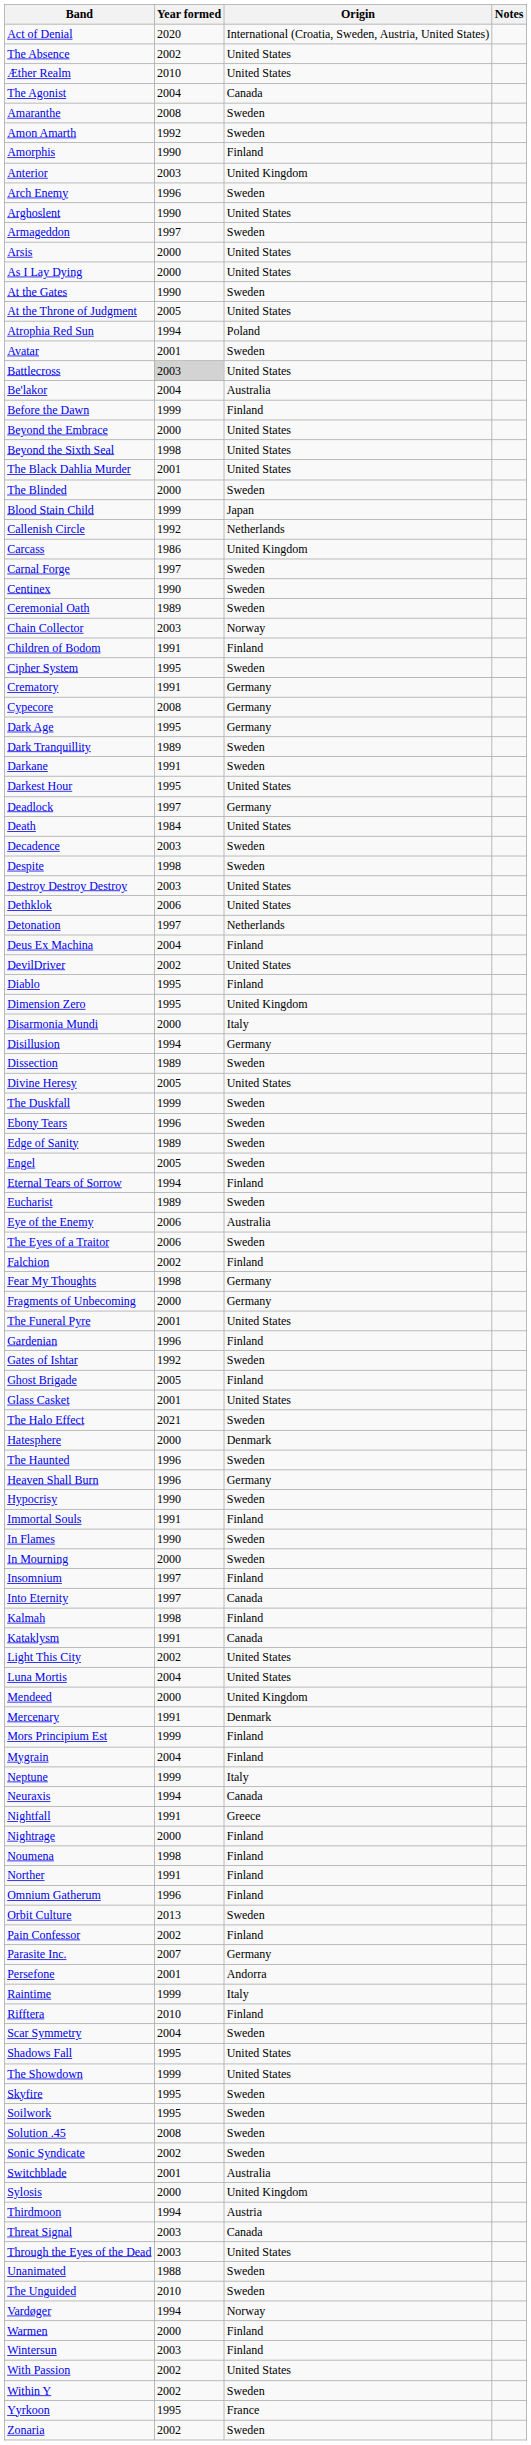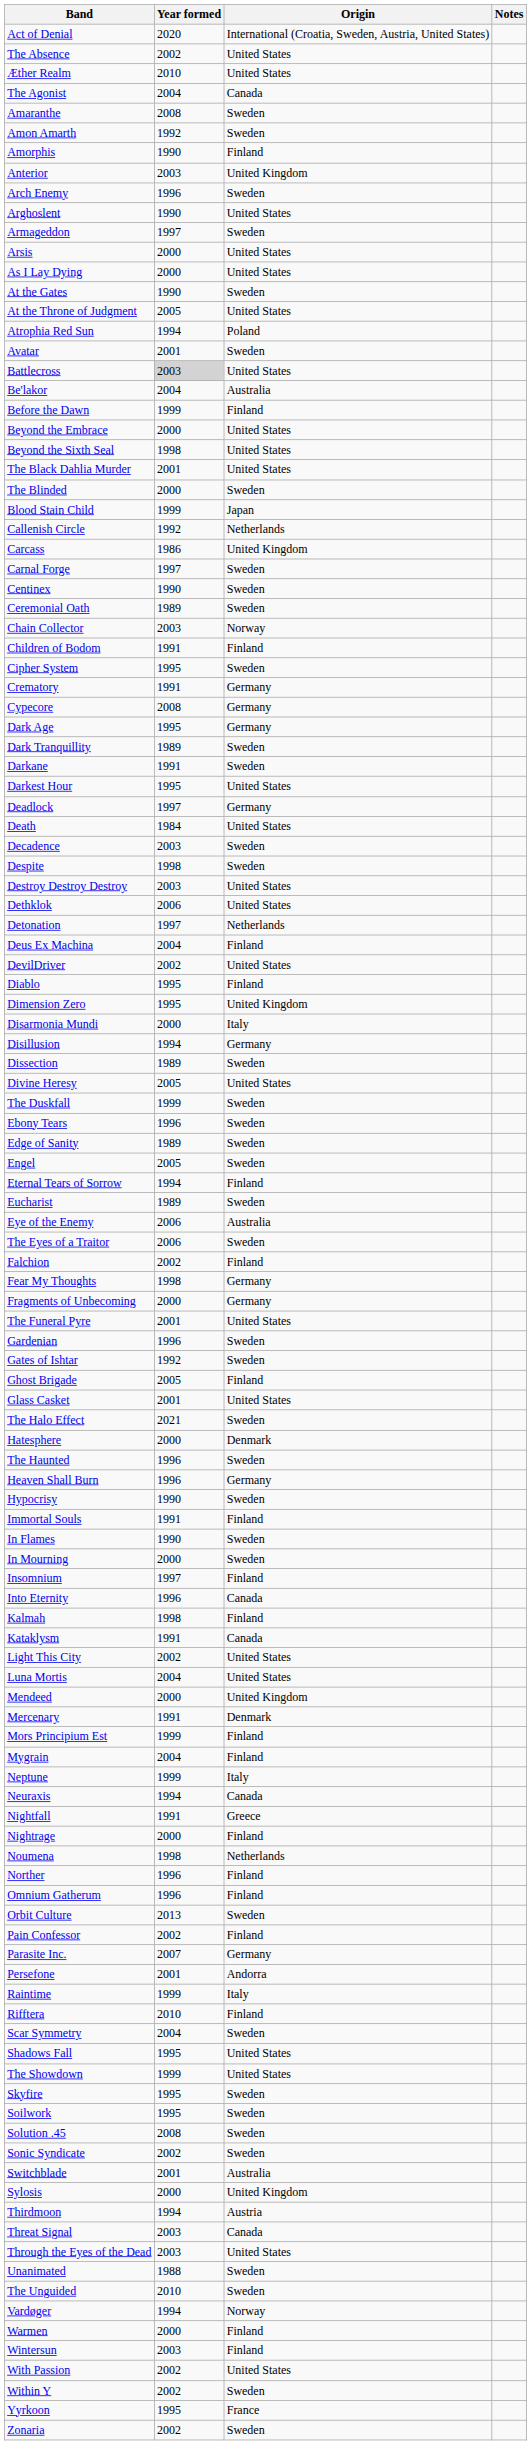(245, 1341) Finland -> (246, 1341) Sweden
(169, 1598) 1997 -> (169, 1598) 1996
(245, 1855) Finland -> (256, 1855) Netherlands
(169, 1875) 1991 -> (169, 1875) 1996
